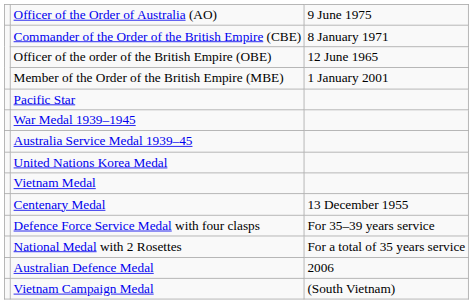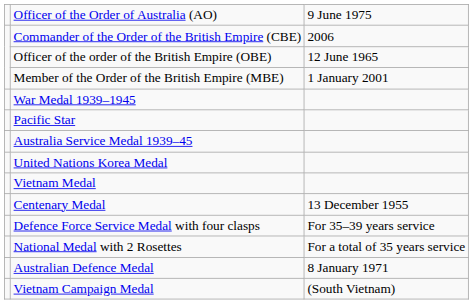(348, 36) 8 January 1971 -> (321, 36) 2006
rows swapped: (44, 99) <-> (75, 120)
(321, 267) 2006 -> (348, 267) 8 January 1971
